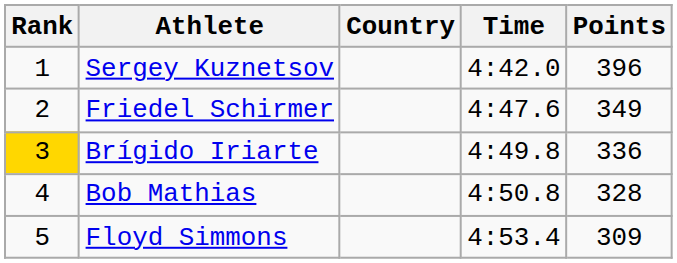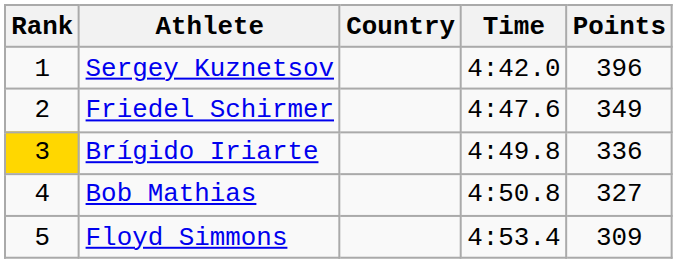(619, 195) 328 -> (619, 195) 327
